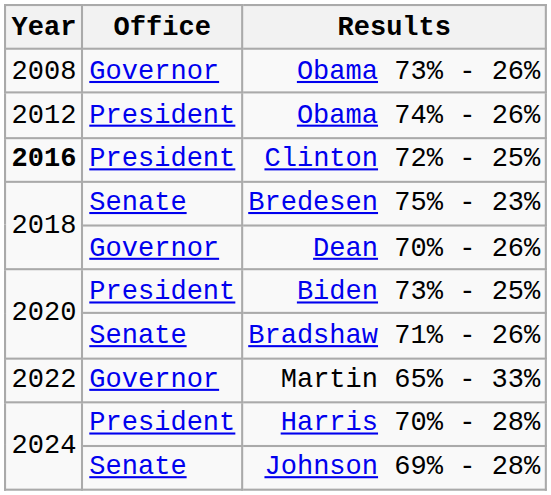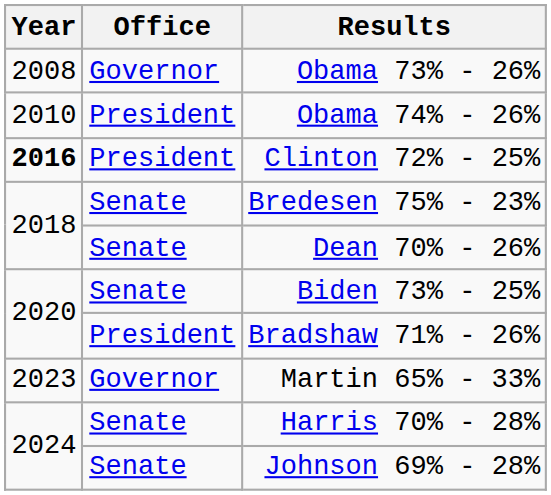(44, 115) 2012 -> (44, 115) 2010
(154, 247) Governor -> (138, 247) Senate
(162, 291) President -> (138, 291) Senate
(138, 336) Senate -> (162, 336) President
(44, 380) 2022 -> (44, 380) 2023
(162, 424) President -> (138, 424) Senate
